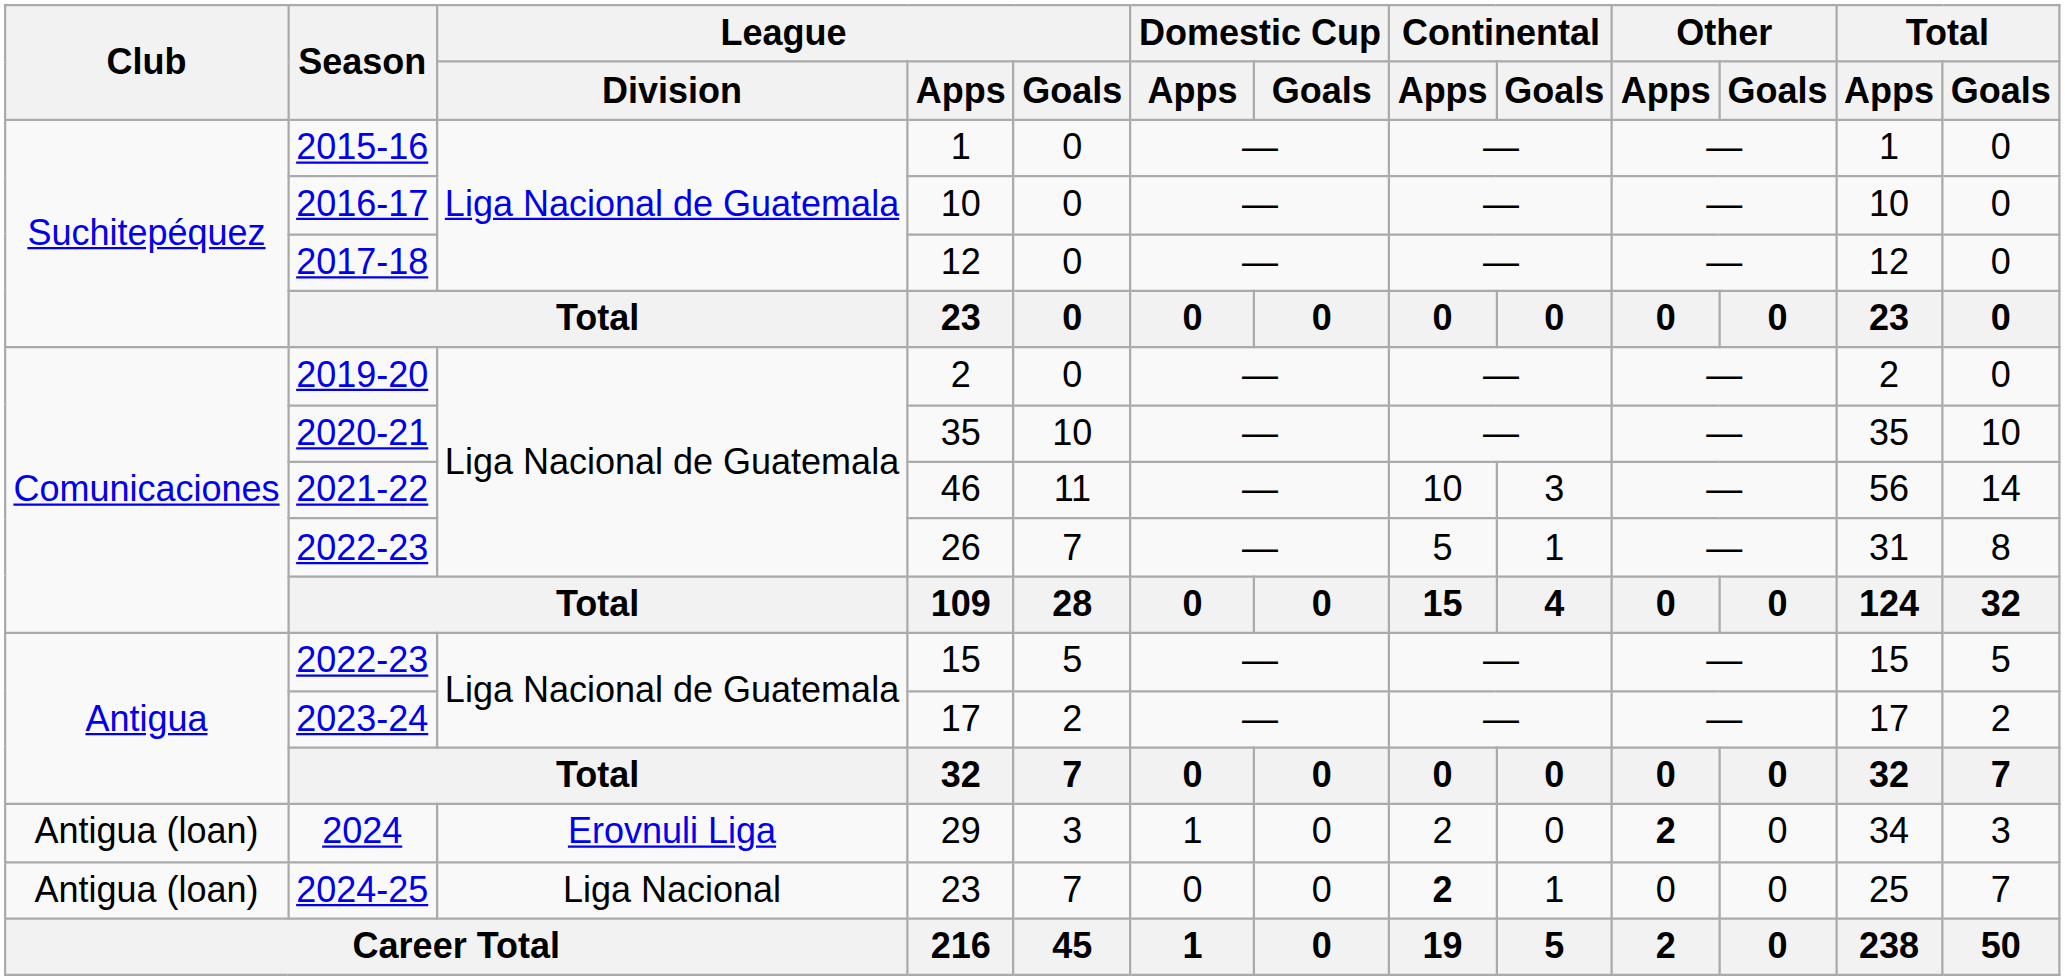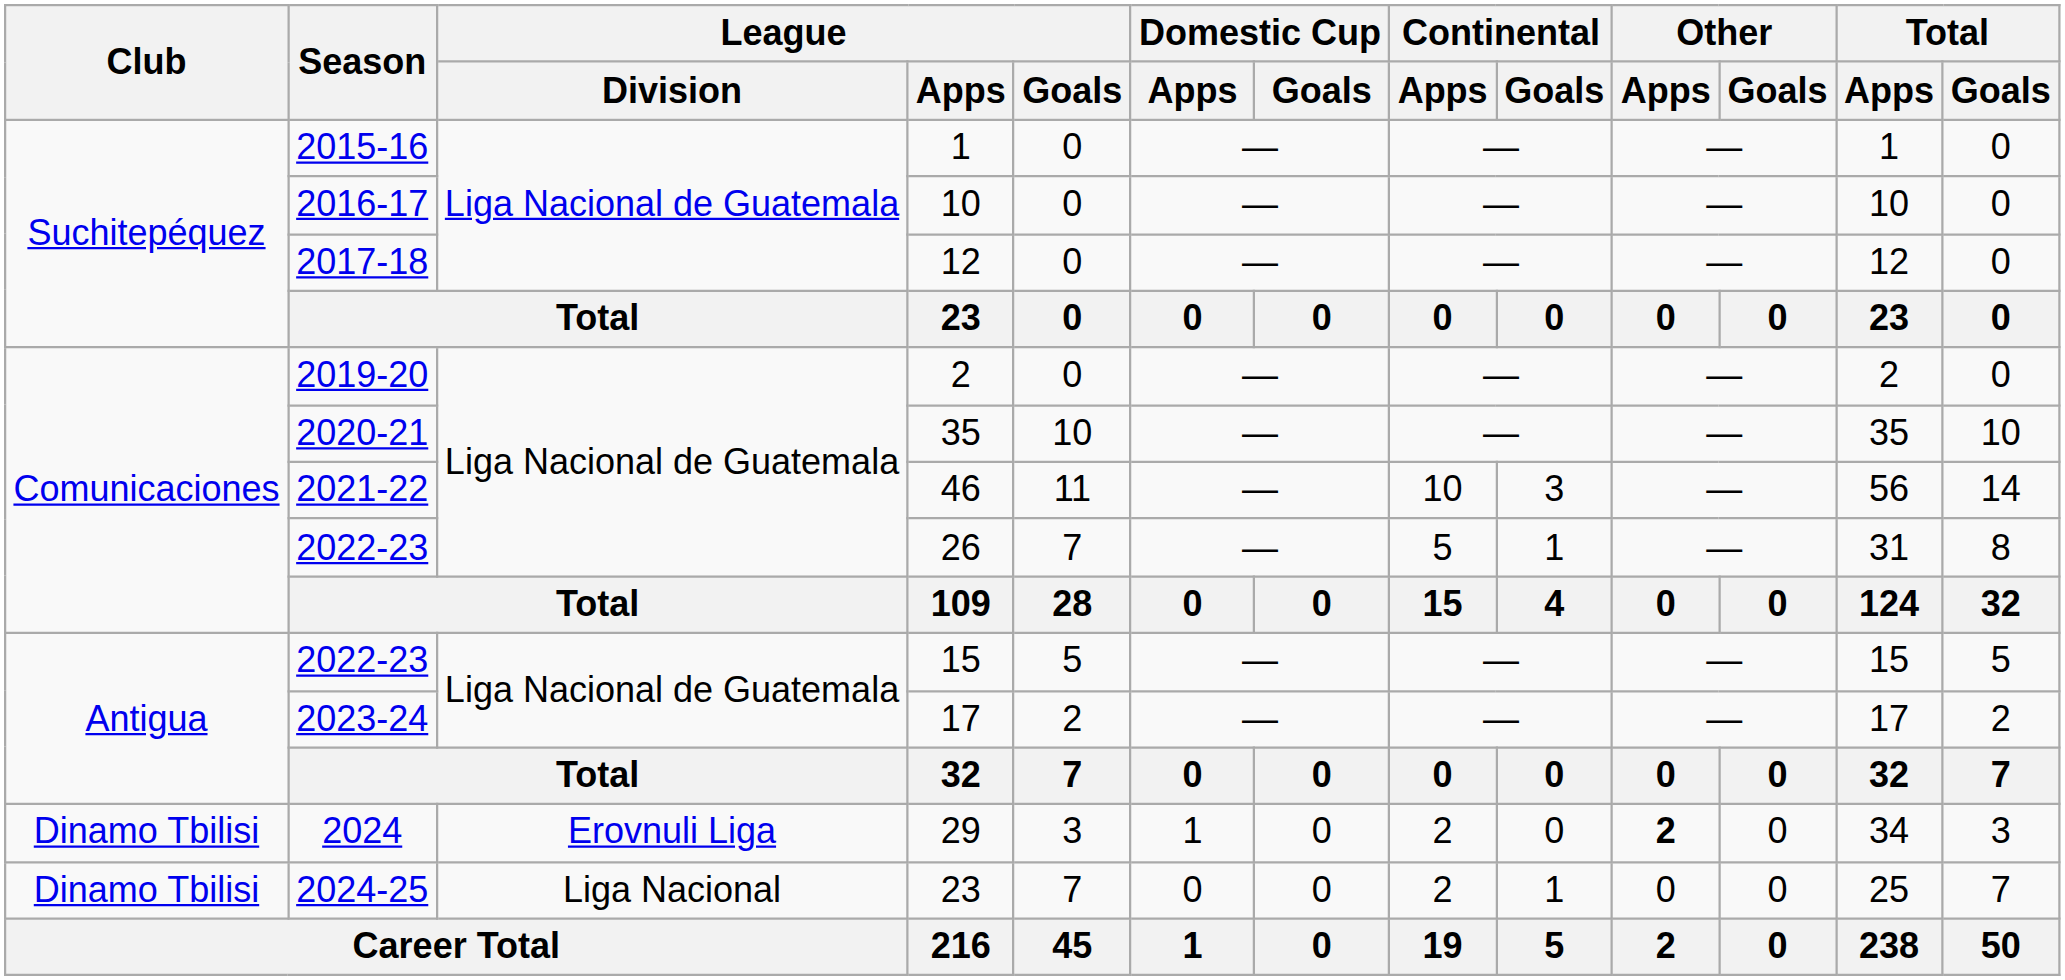(146, 832) Antigua (loan) -> (146, 832) Dinamo Tbilisi
(146, 889) Antigua (loan) -> (146, 889) Dinamo Tbilisi
(1443, 889) bold -> (1443, 889) normal
